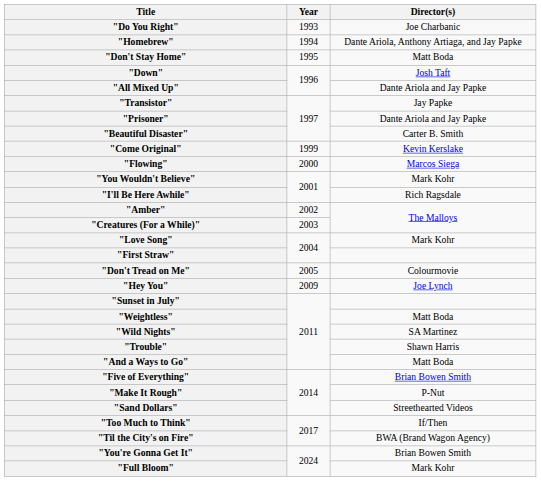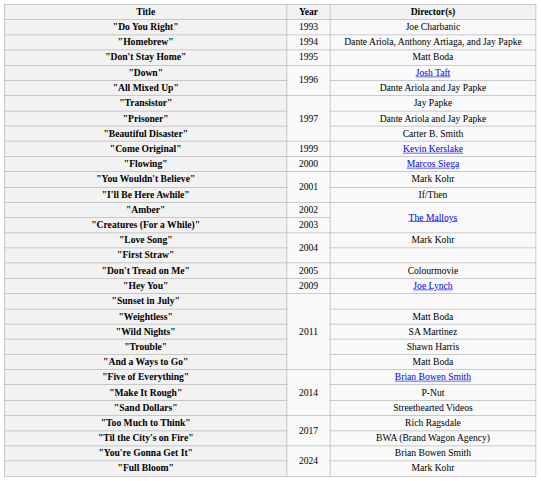(433, 194) Rich Ragsdale -> (433, 194) If/Then
(433, 423) If/Then -> (433, 423) Rich Ragsdale
